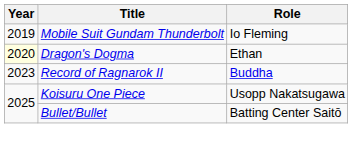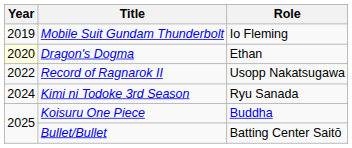(21, 73) 2023 -> (21, 73) 2022
(251, 73) Buddha -> (287, 73) Usopp Nakatsugawa
+ row: (115, 93)
(287, 93) Usopp Nakatsugawa -> (251, 113) Buddha
